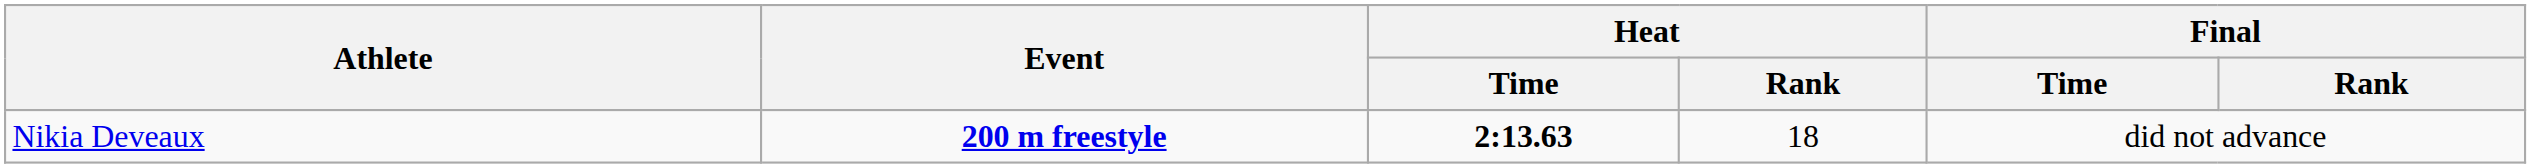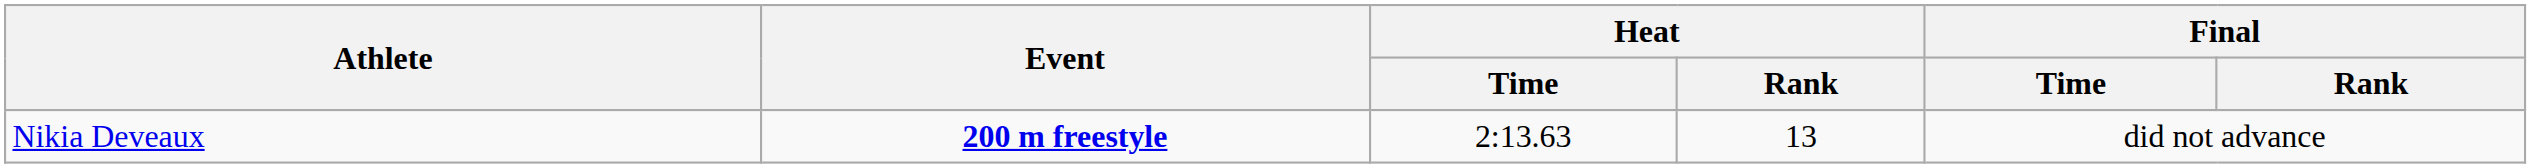(1524, 136) bold -> (1523, 136) normal
(1803, 136) 18 -> (1801, 136) 13
